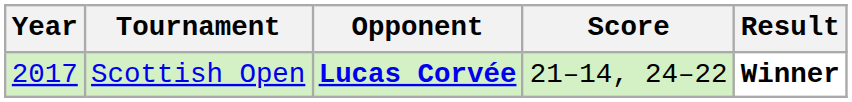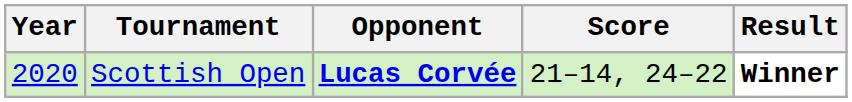(45, 74) 2017 -> (45, 74) 2020
